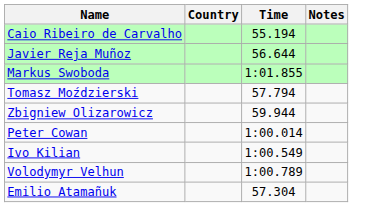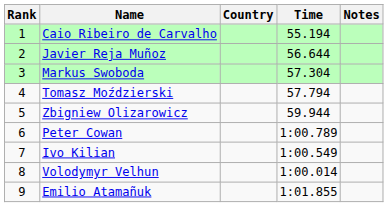+ column: (22, 14)
(274, 73) 1:01.855 -> (309, 73) 57.304
(274, 133) 1:00.014 -> (309, 133) 1:00.789
(274, 172) 1:00.789 -> (309, 172) 1:00.014
(274, 192) 57.304 -> (309, 192) 1:01.855
